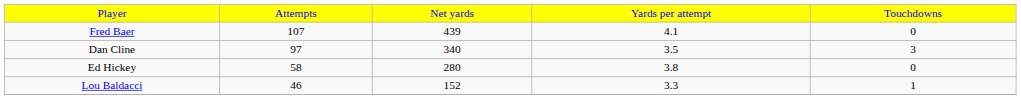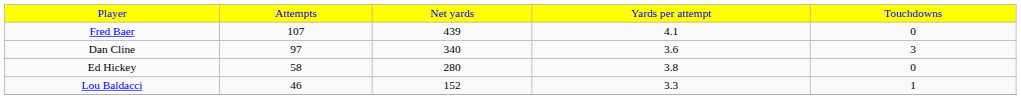(671, 49) 3.5 -> (671, 49) 3.6
